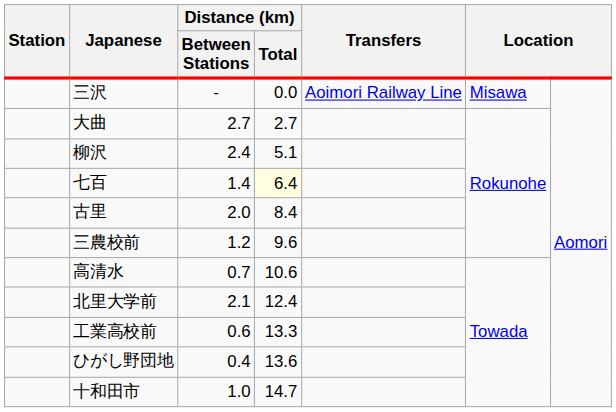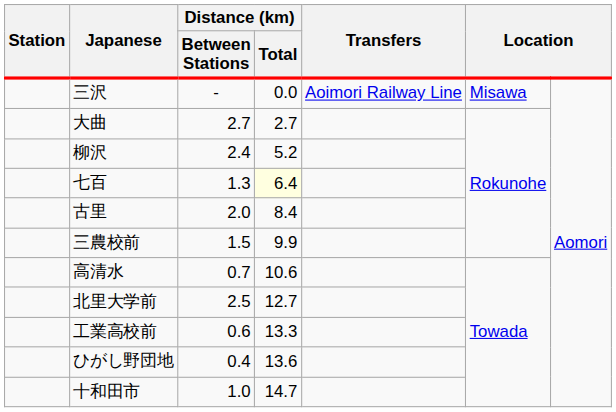(286, 153) 5.1 -> (286, 153) 5.2
(239, 183) 1.4 -> (239, 183) 1.3
(239, 242) 1.2 -> (239, 242) 1.5
(286, 242) 9.6 -> (286, 242) 9.9
(239, 302) 2.1 -> (239, 302) 2.5
(281, 302) 12.4 -> (281, 302) 12.7
